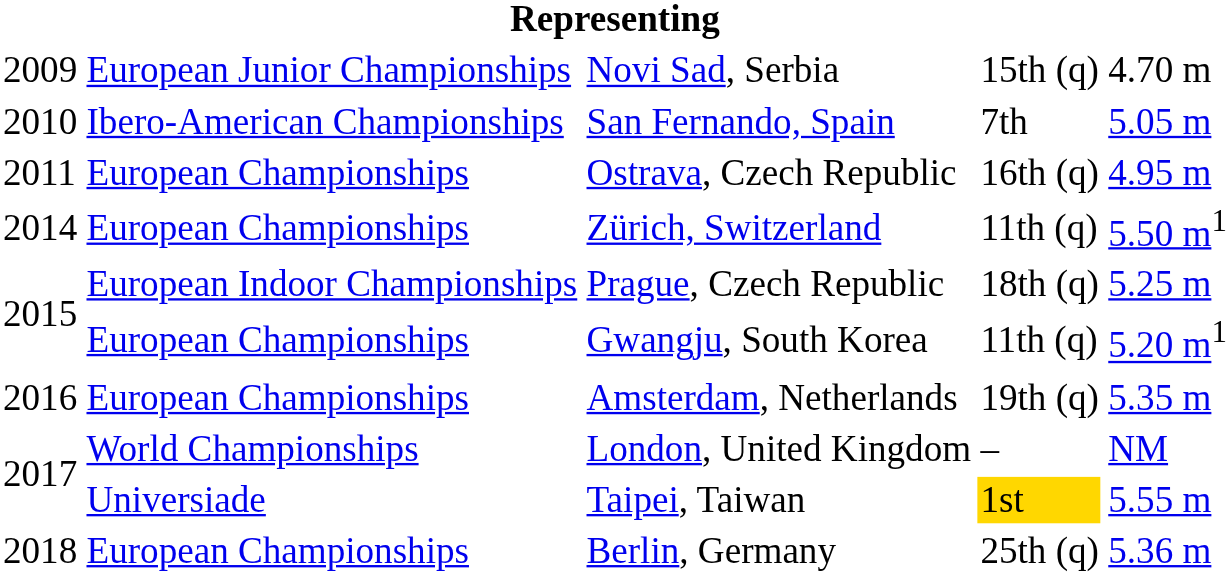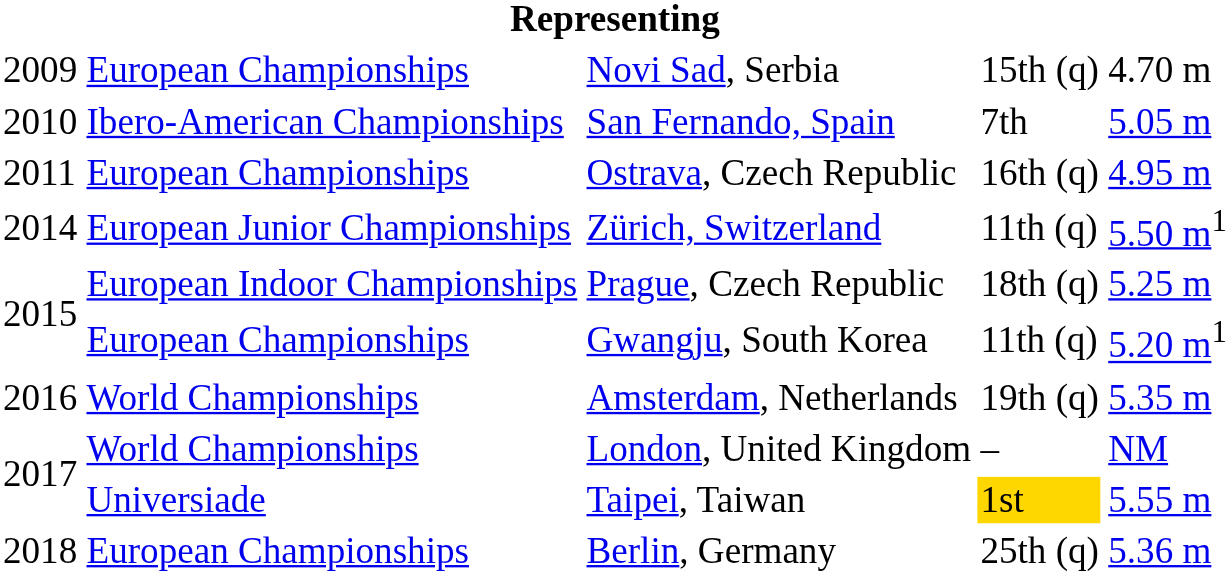(329, 70) European Junior Championships -> (278, 70) European Championships
(278, 228) European Championships -> (329, 228) European Junior Championships
(278, 396) European Championships -> (253, 396) World Championships
